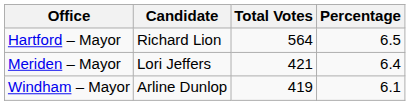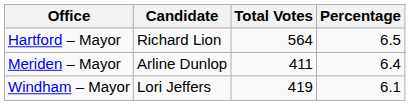(174, 64) Lori Jeffers -> (182, 64) Arline Dunlop
(300, 64) 421 -> (301, 64) 411
(182, 87) Arline Dunlop -> (174, 87) Lori Jeffers
